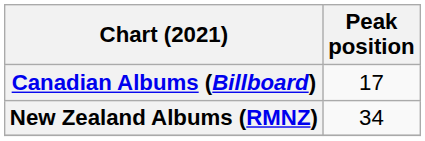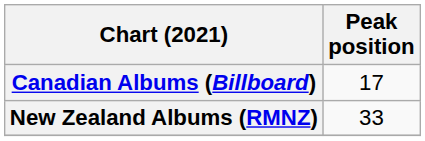(371, 117) 34 -> (371, 117) 33
